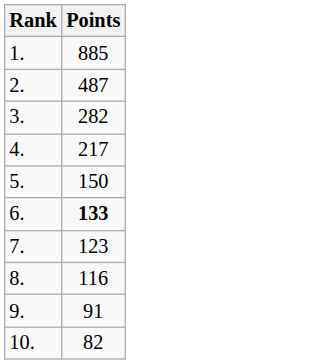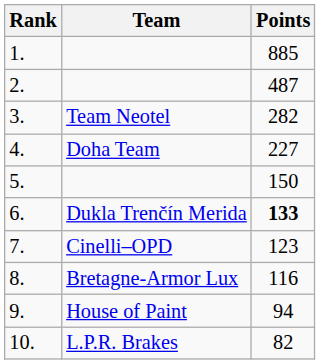+ column: (156, 20)
(93, 149) 217 -> (283, 149) 227
(93, 310) 91 -> (283, 310) 94
